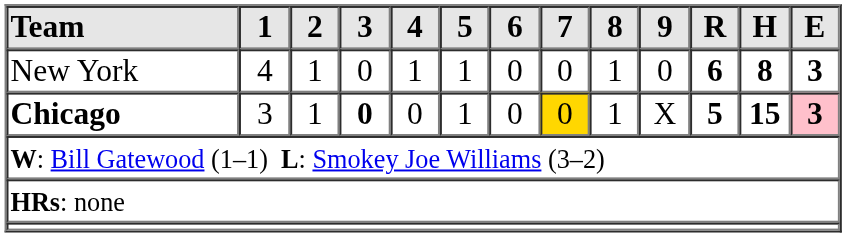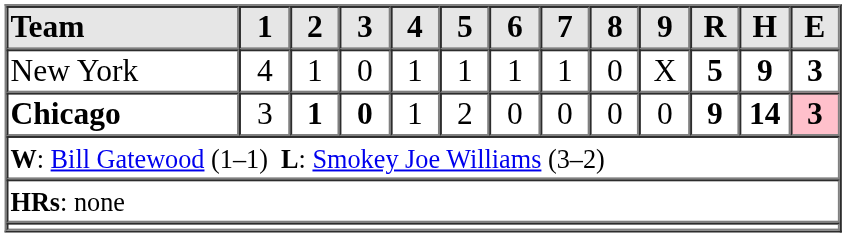(515, 70) 0 -> (515, 70) 1
(565, 70) 0 -> (565, 70) 1
(615, 70) 1 -> (615, 70) 0
(665, 70) 0 -> (665, 70) X
(715, 70) 6 -> (715, 70) 5
(765, 70) 8 -> (765, 70) 9
(315, 113) normal -> (315, 113) bold
(415, 113) 0 -> (415, 113) 1
(465, 113) 1 -> (465, 113) 2
(565, 113) gold background -> (565, 113) no background
(615, 113) 1 -> (615, 113) 0
(665, 113) X -> (665, 113) 0
(715, 113) 5 -> (715, 113) 9
(765, 113) 15 -> (765, 113) 14
